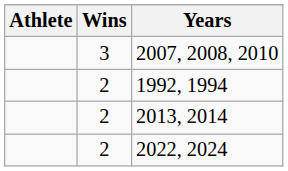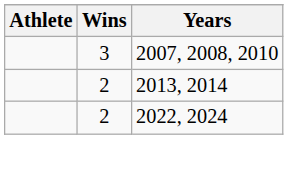- row: (182, 85)
